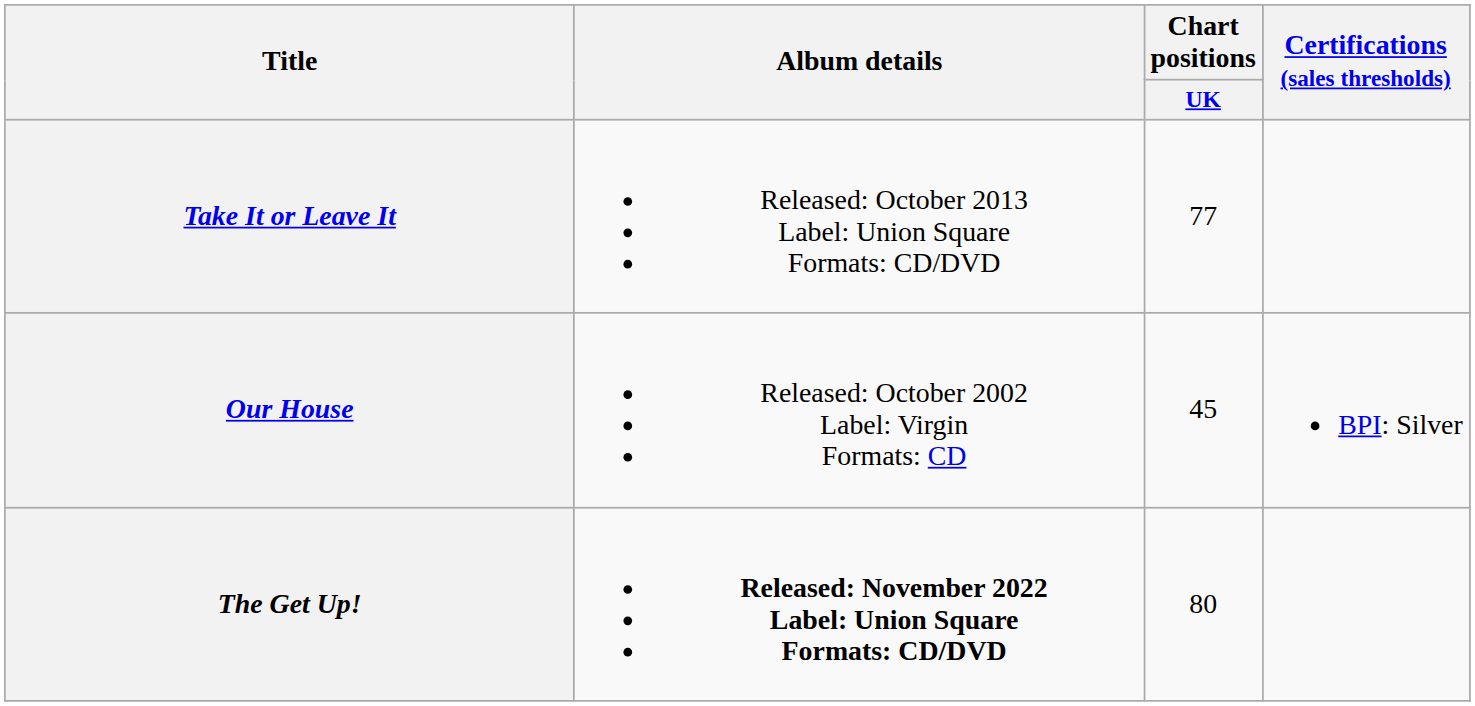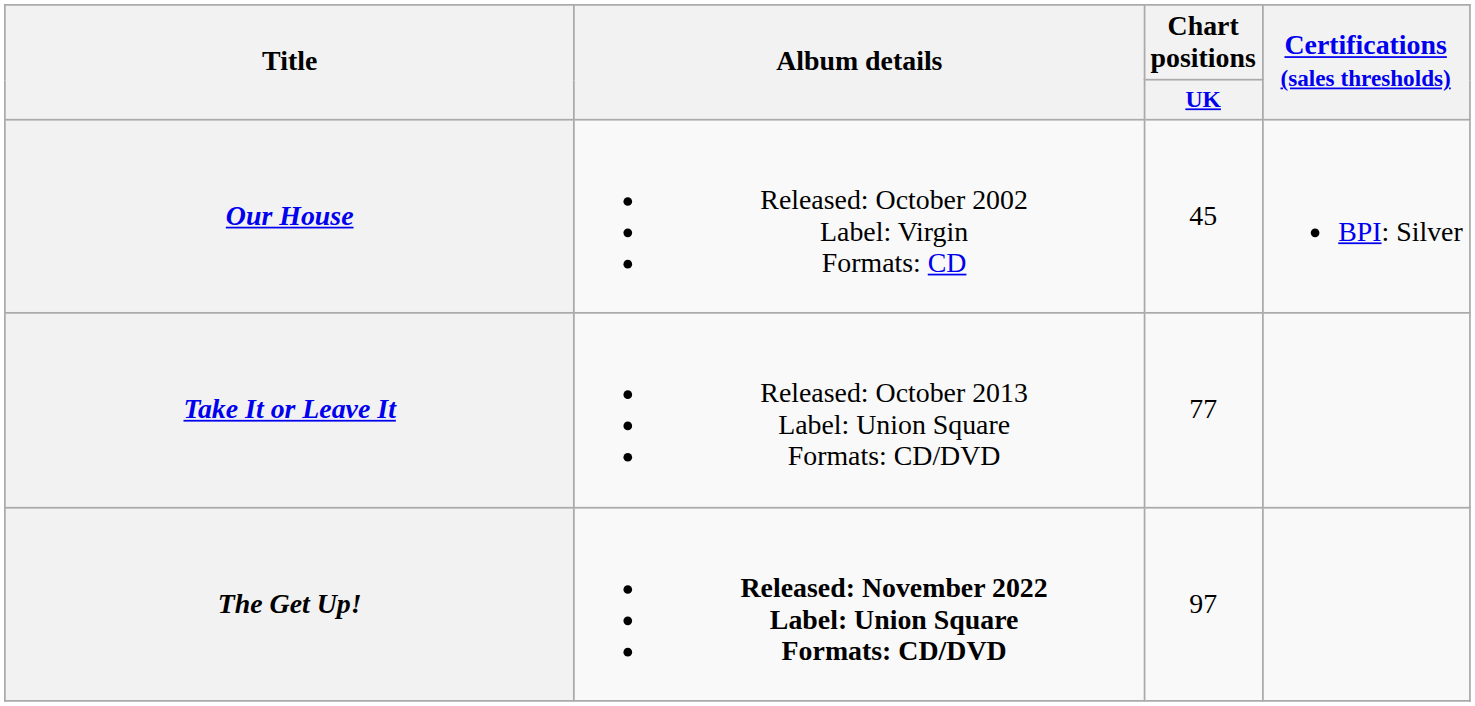rows swapped: (290, 409) <-> (290, 215)
(1203, 603) 80 -> (1203, 603) 97
